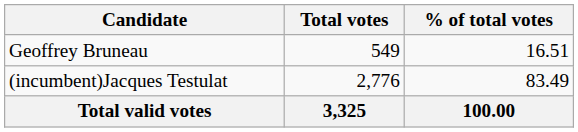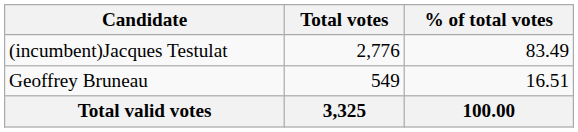rows swapped: (118, 80) <-> (78, 50)
